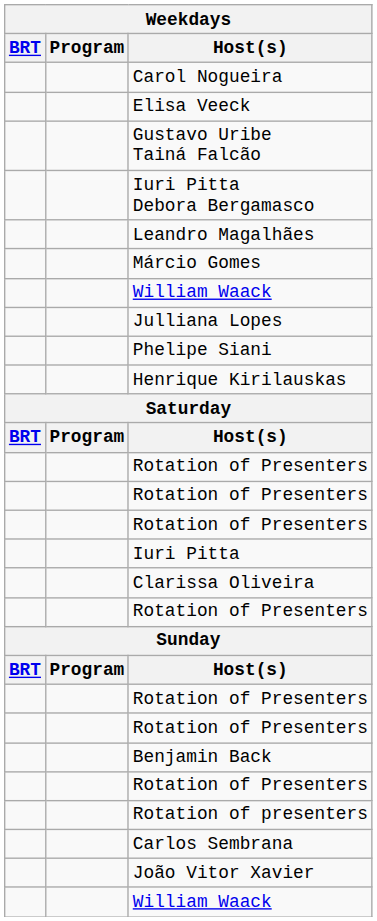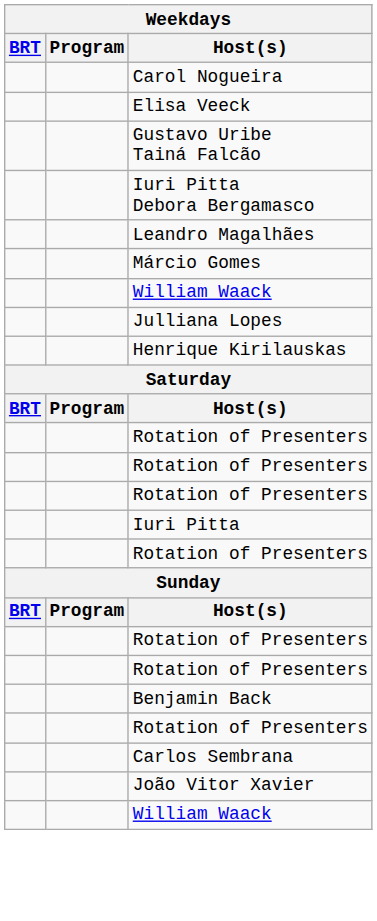- row: (25, 351)
- row: (25, 583)
- row: (25, 815)
